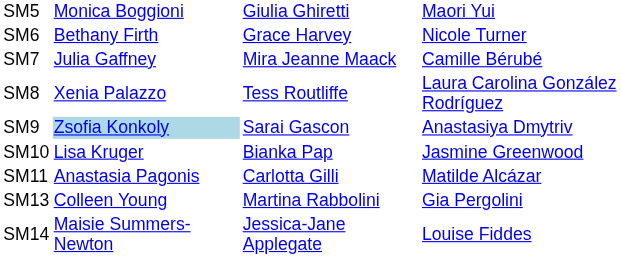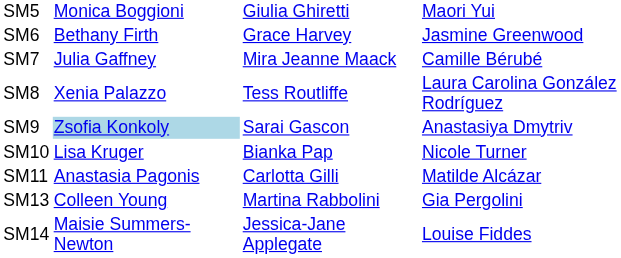(474, 35) Nicole Turner -> (503, 35) Jasmine Greenwood
(503, 151) Jasmine Greenwood -> (474, 151) Nicole Turner
